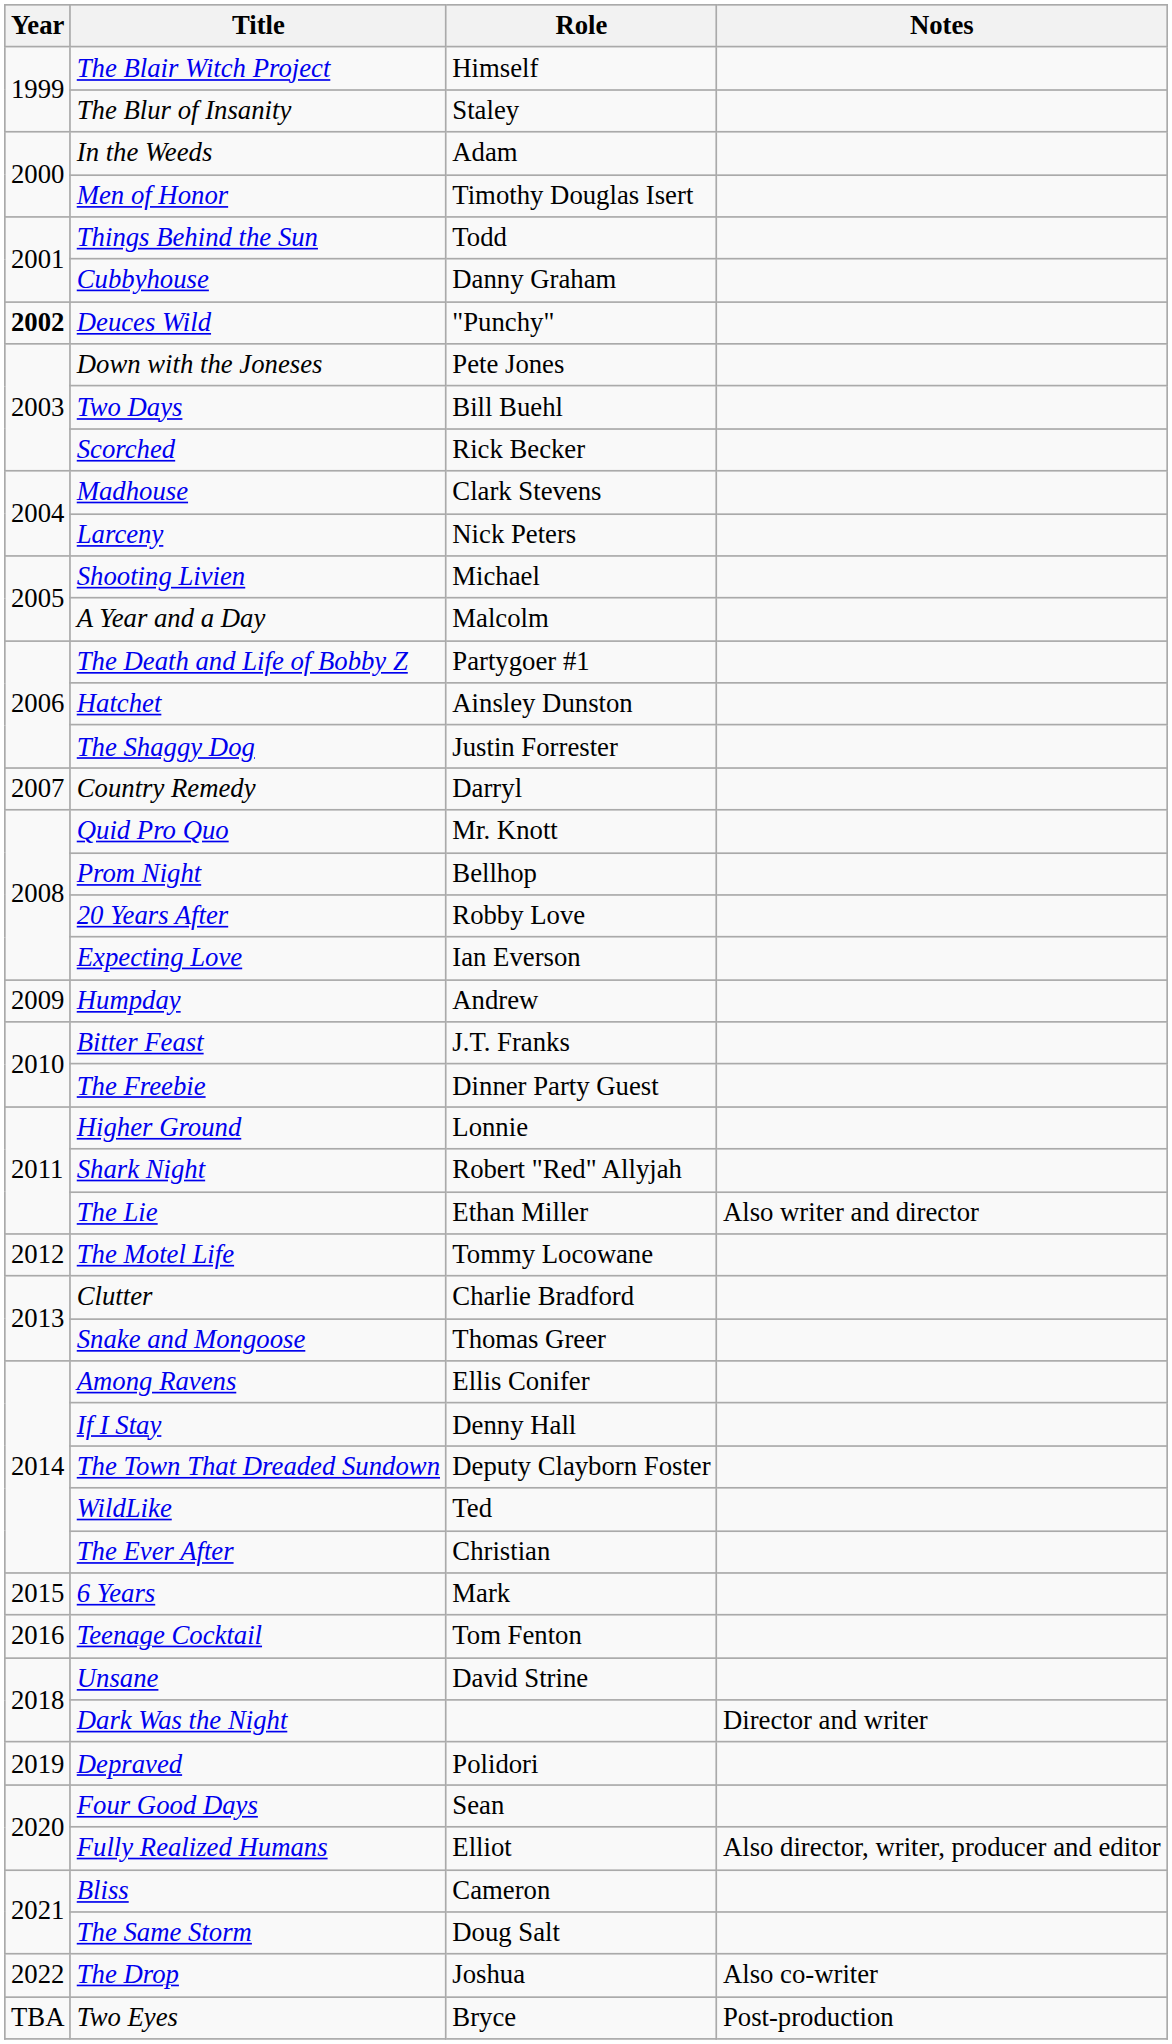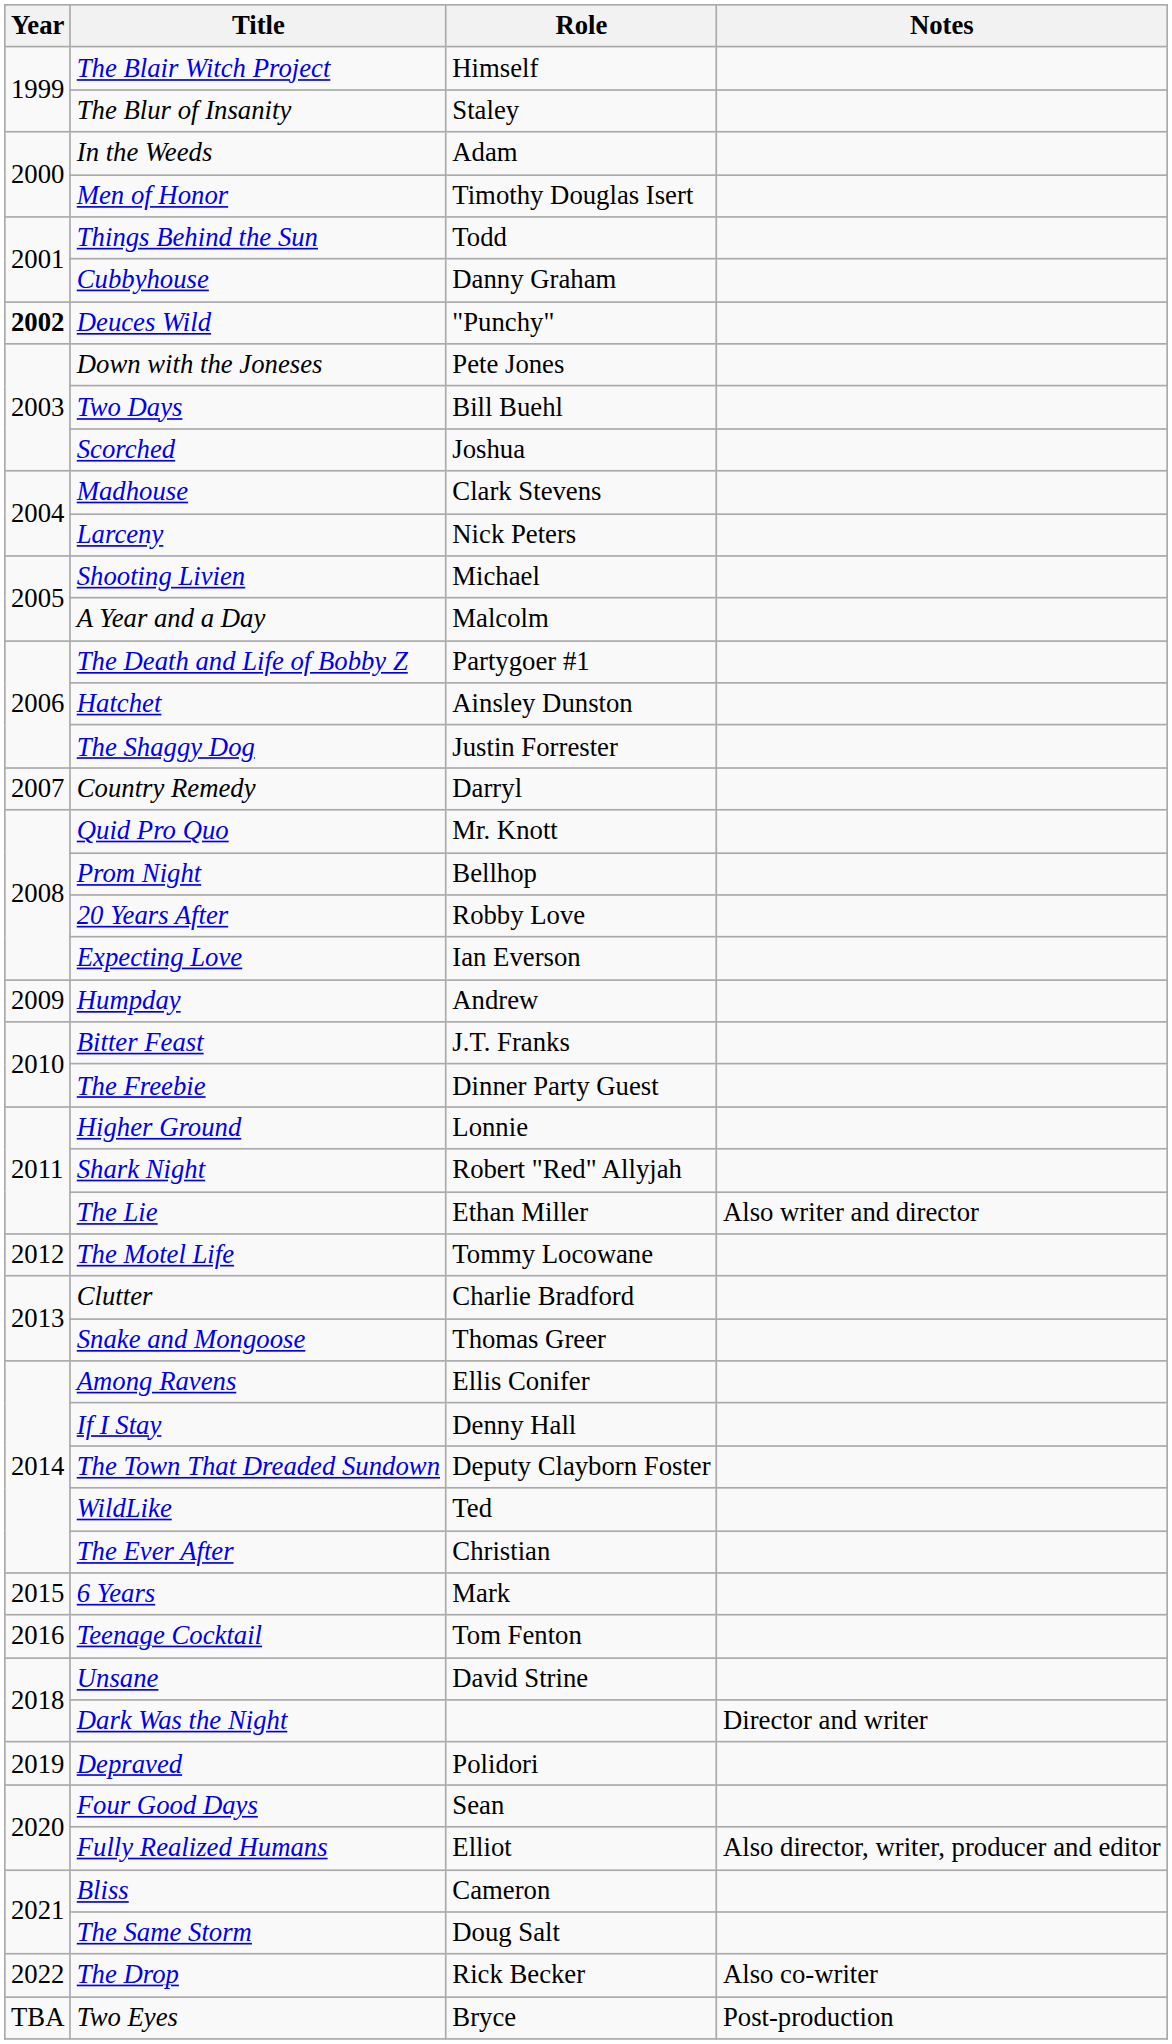(519, 449) Rick Becker -> (489, 449) Joshua
(489, 1974) Joshua -> (519, 1974) Rick Becker
